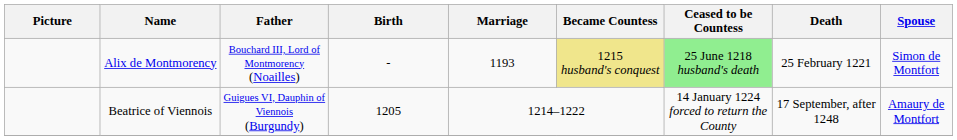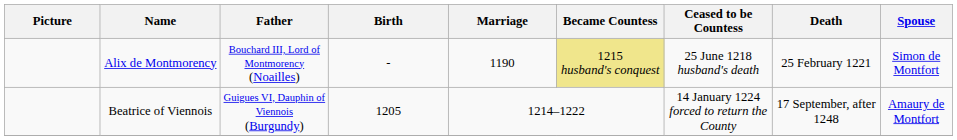(502, 63) 1193 -> (502, 63) 1190
(718, 63) lightgreen background -> (718, 63) no background
